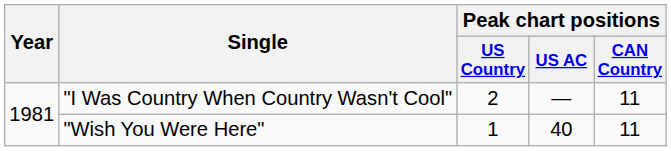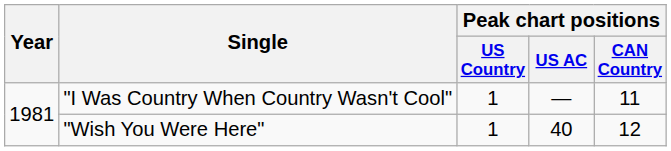(493, 98) 2 -> (493, 98) 1
(630, 130) 11 -> (630, 130) 12
